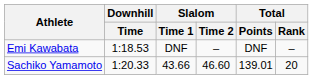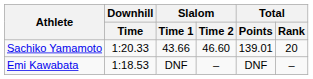rows swapped: (55, 66) <-> (43, 49)
